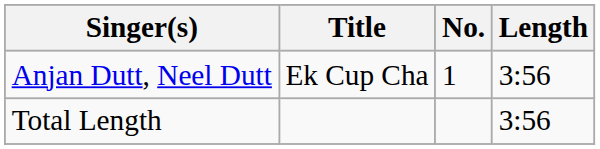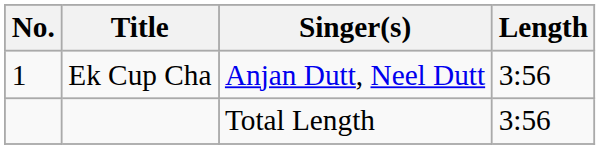columns swapped: (464, 27) <-> (142, 27)
